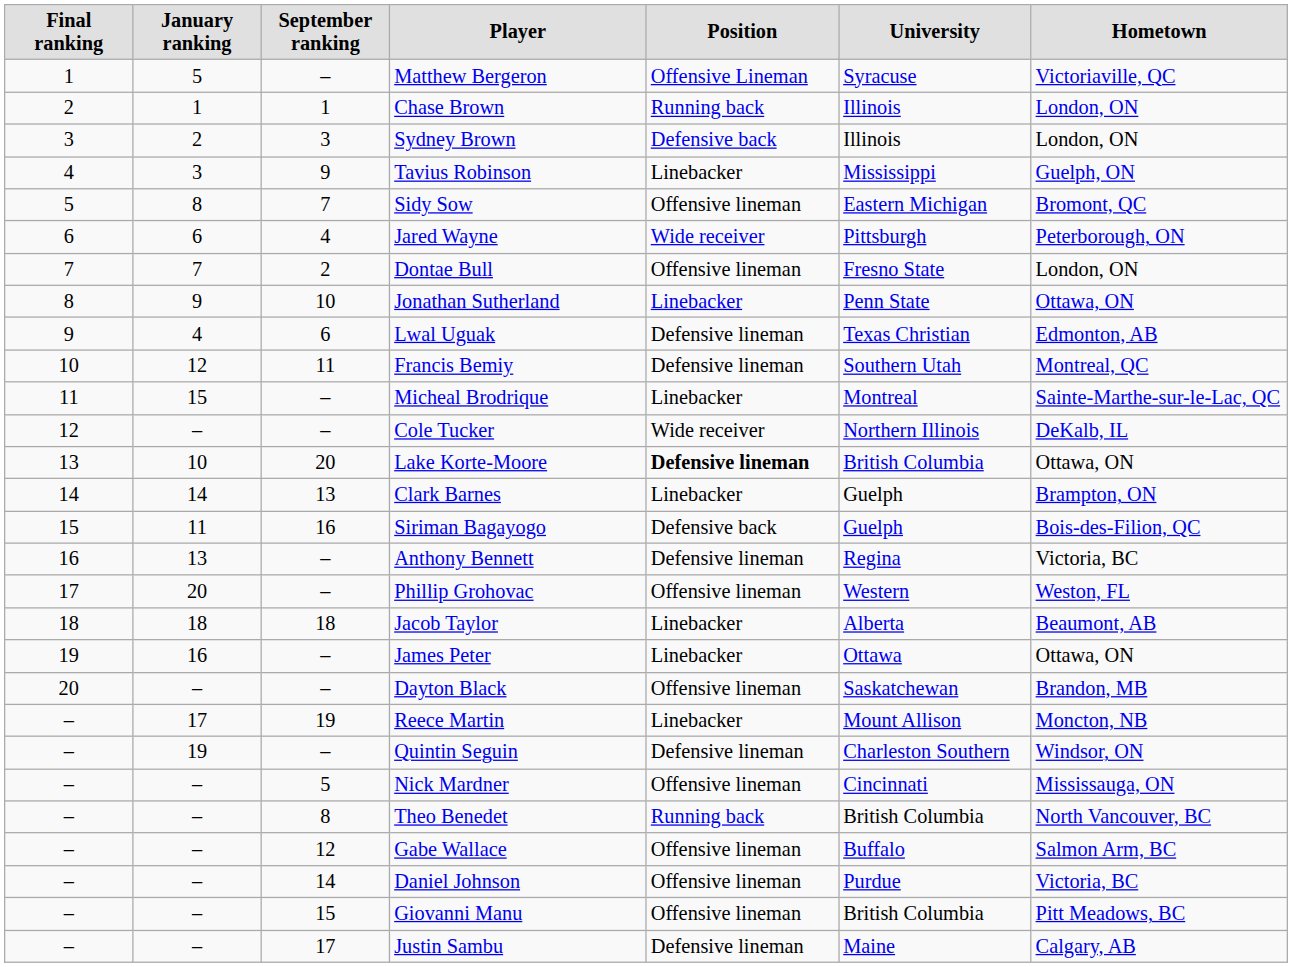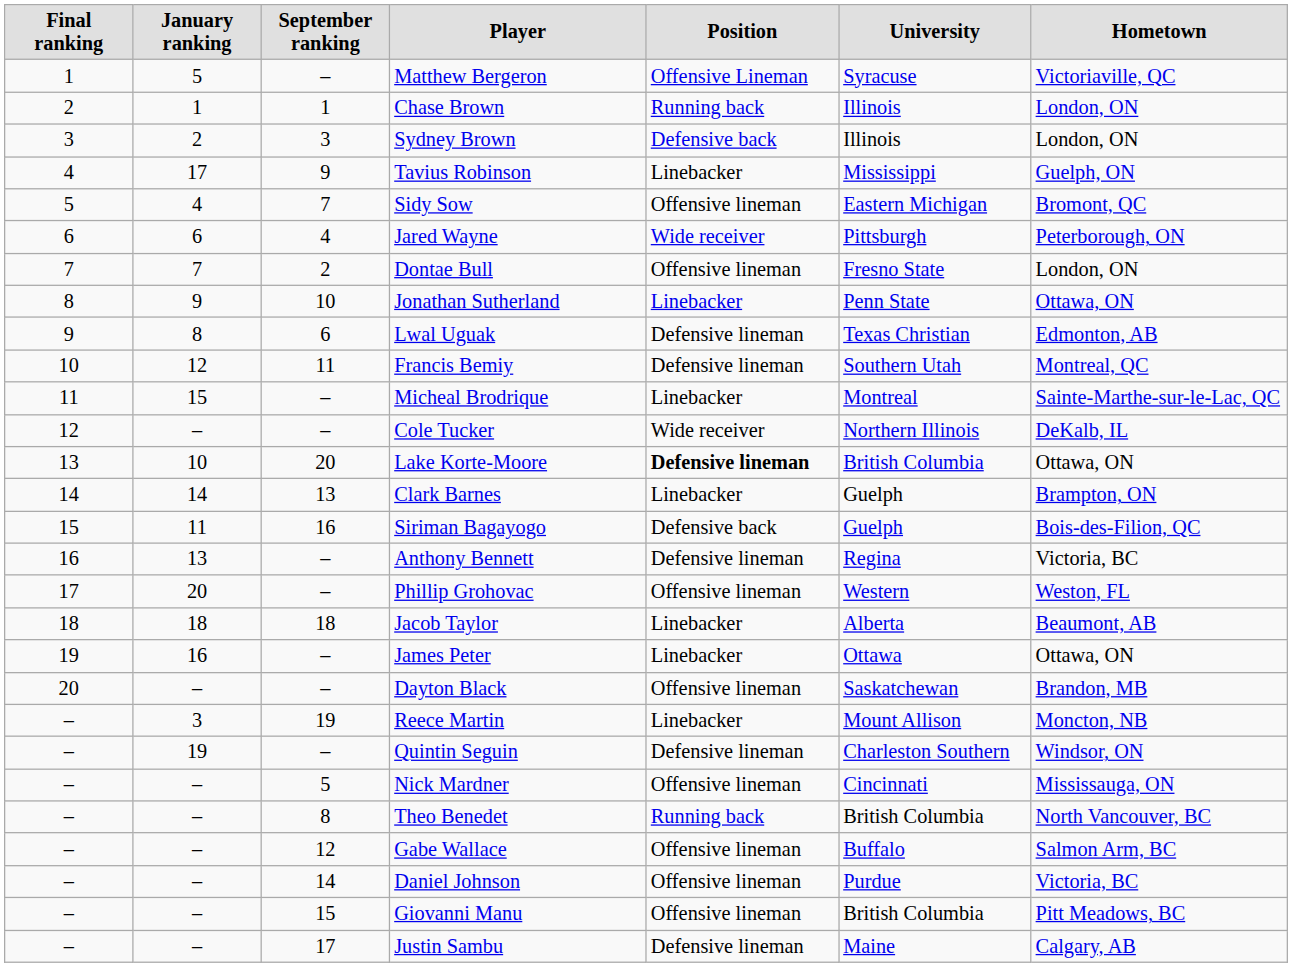(197, 172) 3 -> (197, 172) 17
(197, 204) 8 -> (197, 204) 4
(197, 333) 4 -> (197, 333) 8
(197, 720) 17 -> (197, 720) 3
